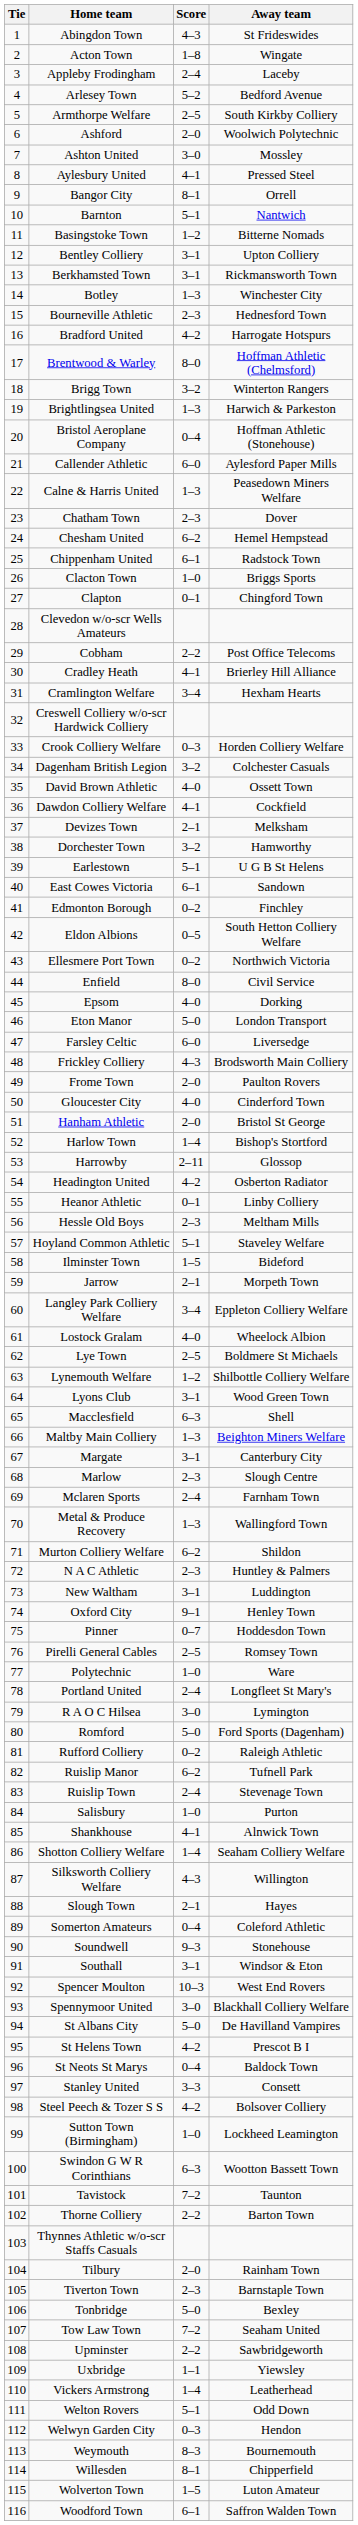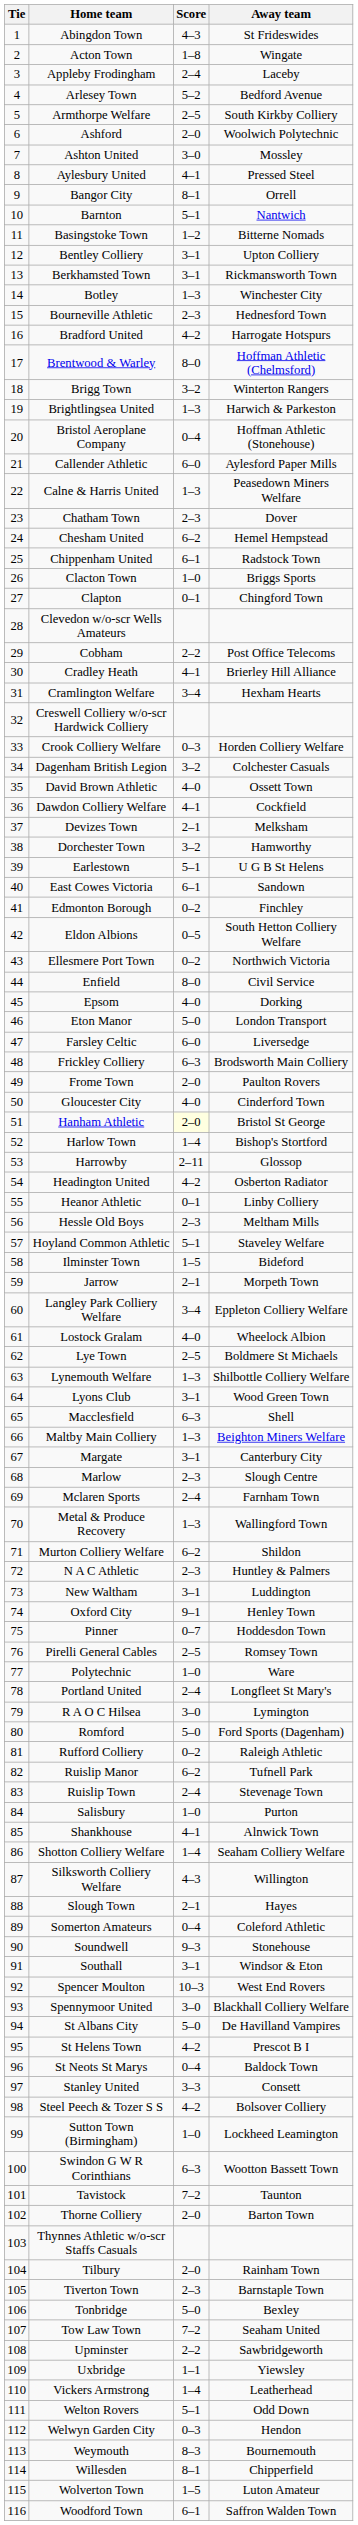(191, 1062) 4–3 -> (191, 1062) 6–3
(191, 1122) no background -> (191, 1122) lightyellow background
(191, 1376) 1–2 -> (191, 1376) 1–3
(191, 2215) 2–2 -> (191, 2215) 2–0
